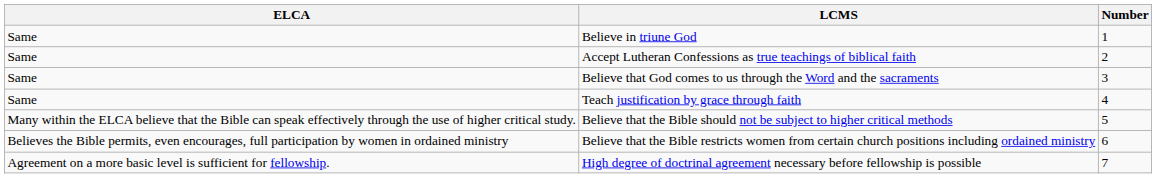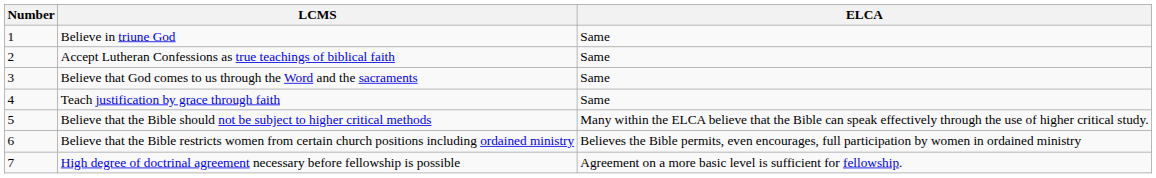columns swapped: (1125, 15) <-> (292, 15)
